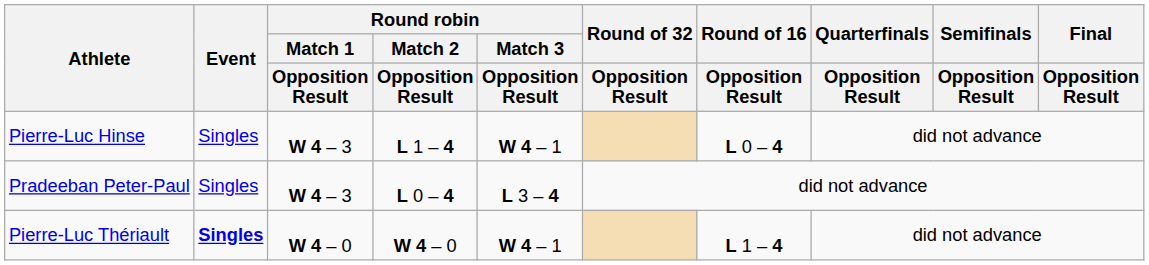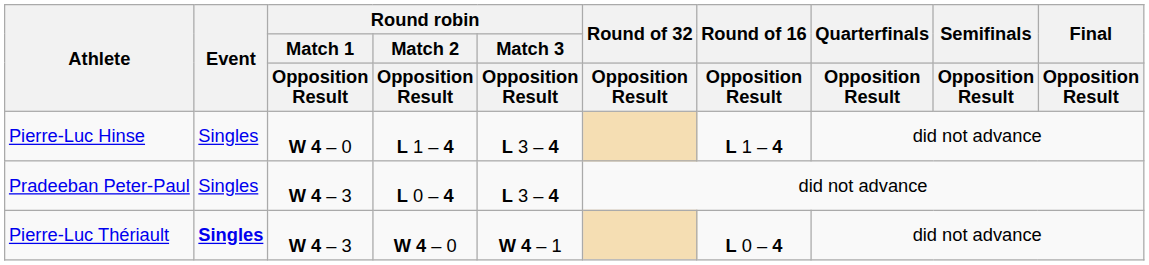(320, 147) W 4 – 3 -> (320, 147) W 4 – 0
(530, 147) W 4 – 1 -> (530, 147) L 3 – 4
(754, 147) L 0 – 4 -> (754, 147) L 1 – 4
(320, 245) W 4 – 0 -> (320, 245) W 4 – 3
(754, 245) L 1 – 4 -> (754, 245) L 0 – 4
